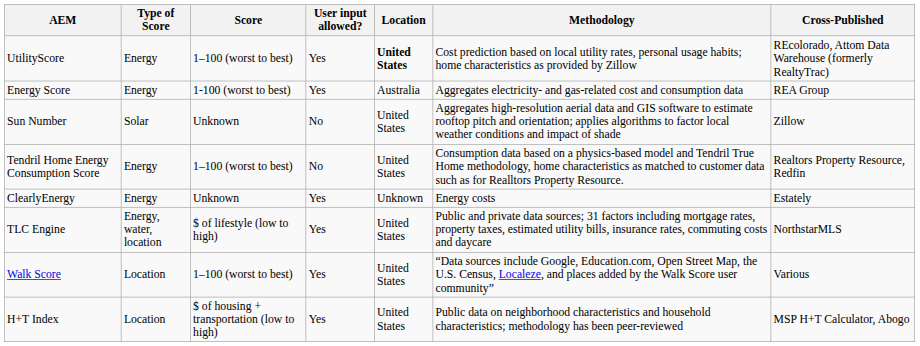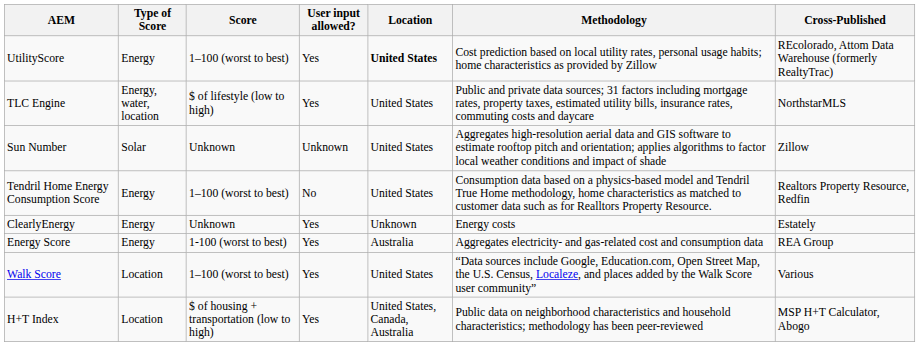rows swapped: (39, 90) <-> (36, 230)
(316, 121) No -> (325, 148) Unknown
(393, 319) United States -> (403, 319) United States, Canada, Australia
